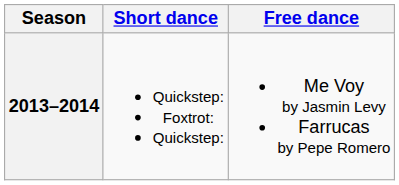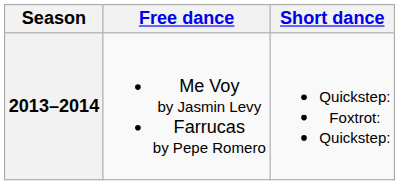columns swapped: (166, 18) <-> (311, 18)
